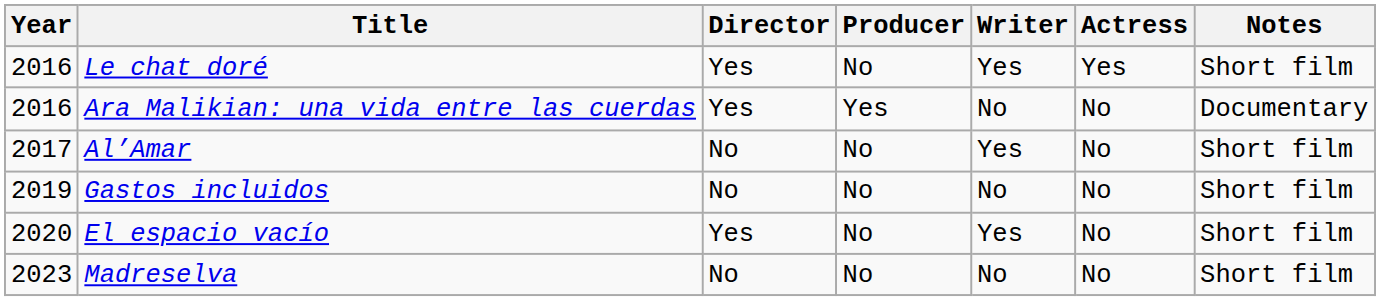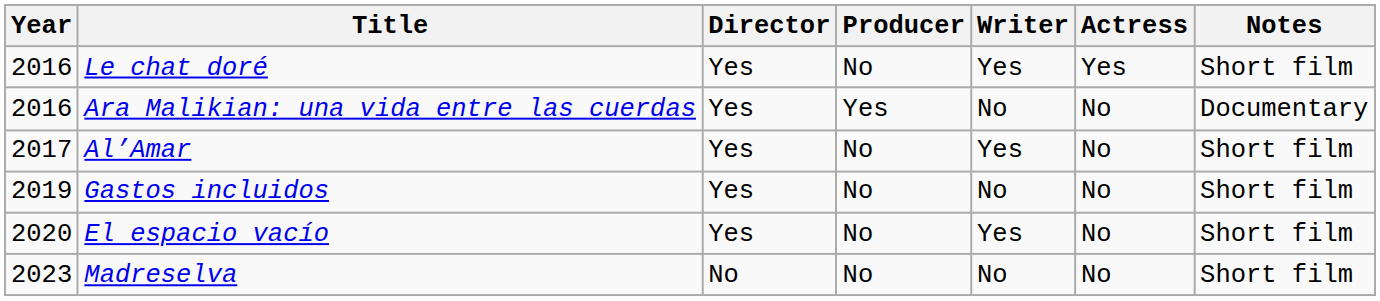(723, 150) No -> (731, 150) Yes
(723, 192) No -> (731, 192) Yes
